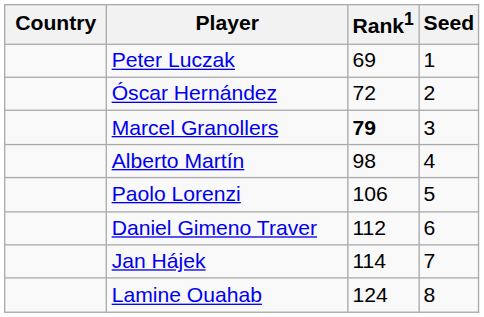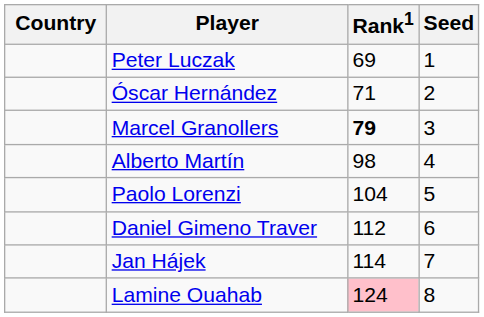(364, 93) 72 -> (364, 93) 71
(370, 194) 106 -> (370, 194) 104
(370, 294) no background -> (370, 294) pink background
